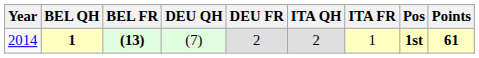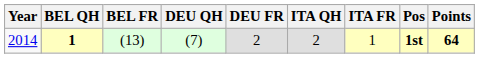(132, 40) bold -> (132, 40) normal
(451, 40) 61 -> (451, 40) 64
